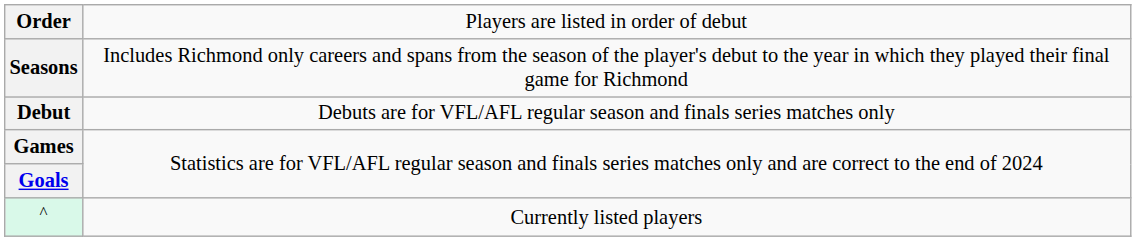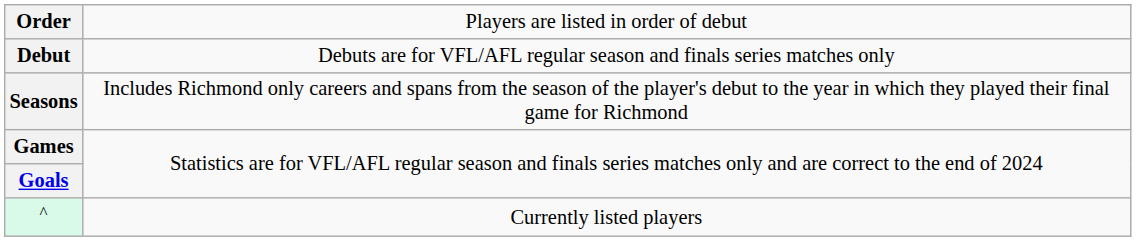rows swapped: (44, 67) <-> (44, 113)
